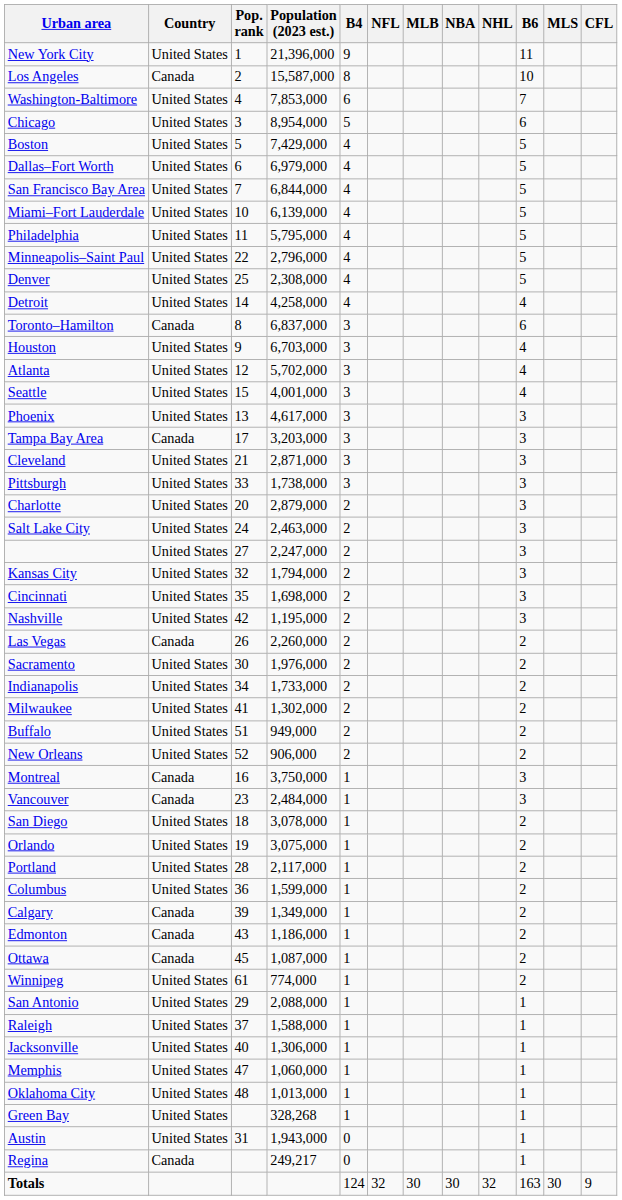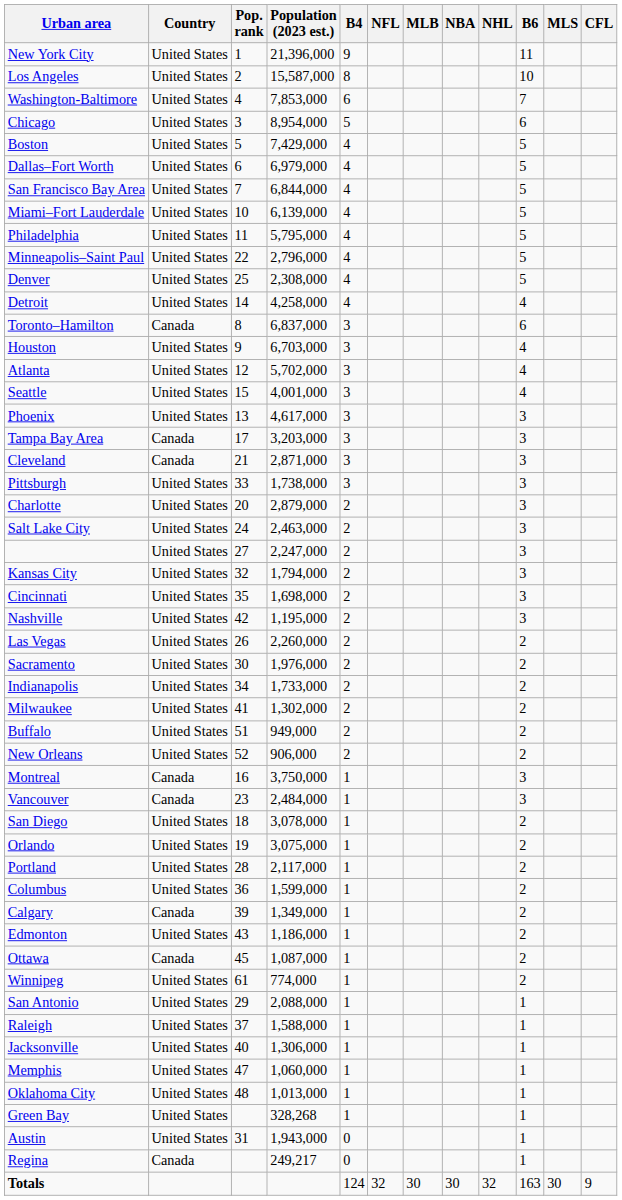(173, 76) Canada -> (190, 76) United States
(190, 460) United States -> (173, 460) Canada
(173, 641) Canada -> (190, 641) United States
(173, 935) Canada -> (190, 935) United States
